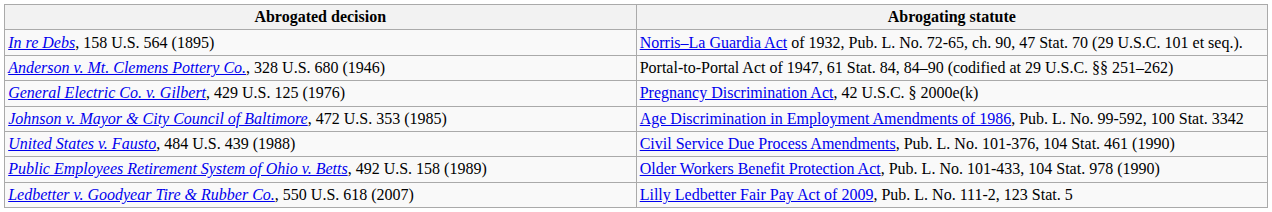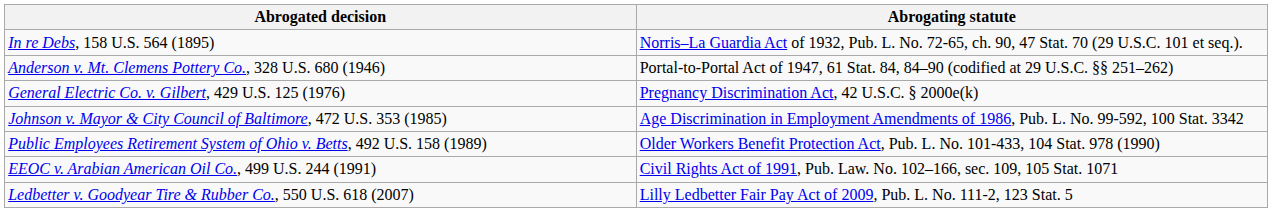- row: (152, 144)
+ row: (192, 169)
